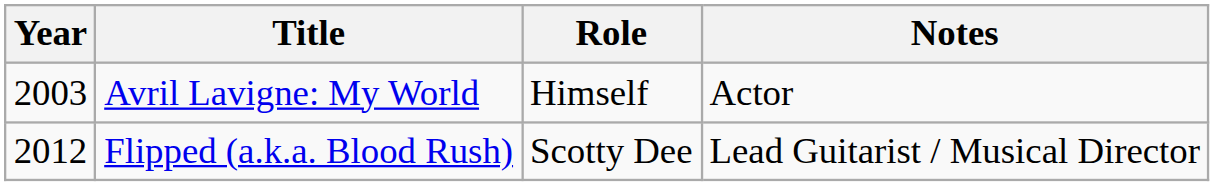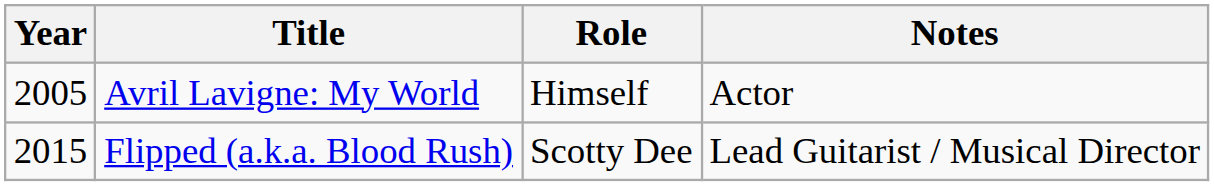(50, 92) 2003 -> (50, 92) 2005
(50, 150) 2012 -> (50, 150) 2015
